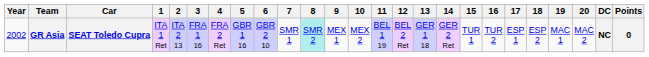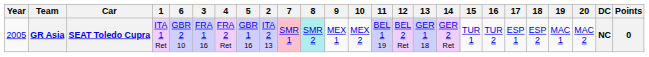columns swapped: (178, 11) <-> (266, 11)
(16, 35) 2002 -> (16, 35) 2005
(289, 35) no background -> (289, 35) pink background
